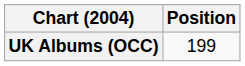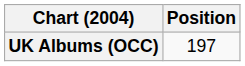(201, 46) 199 -> (201, 46) 197
